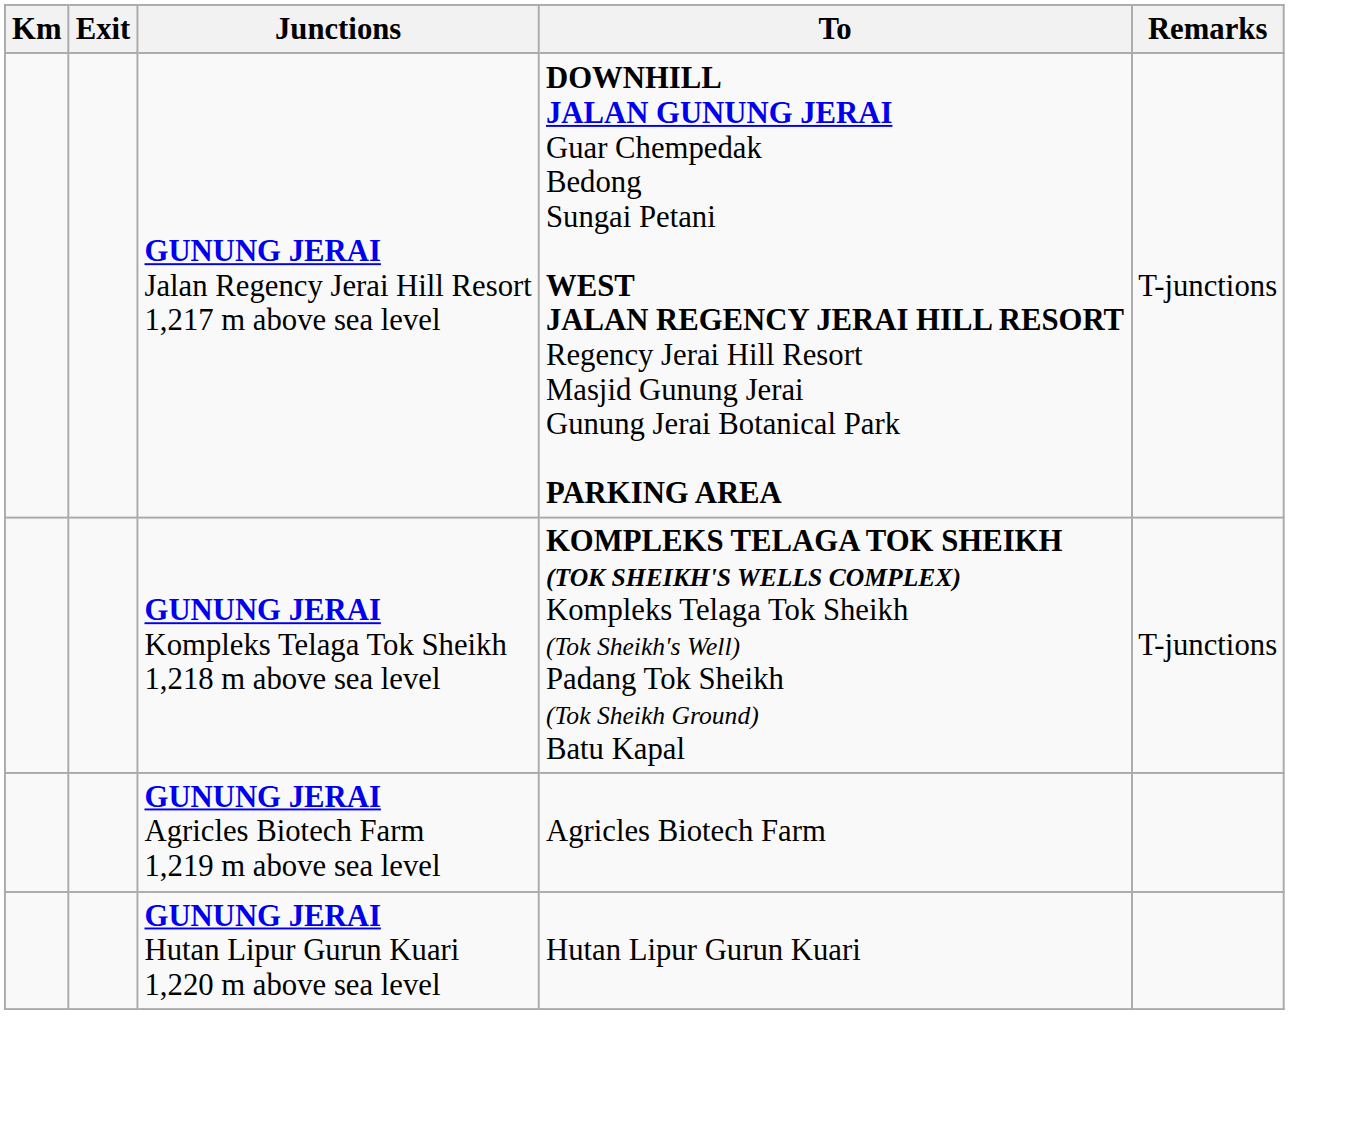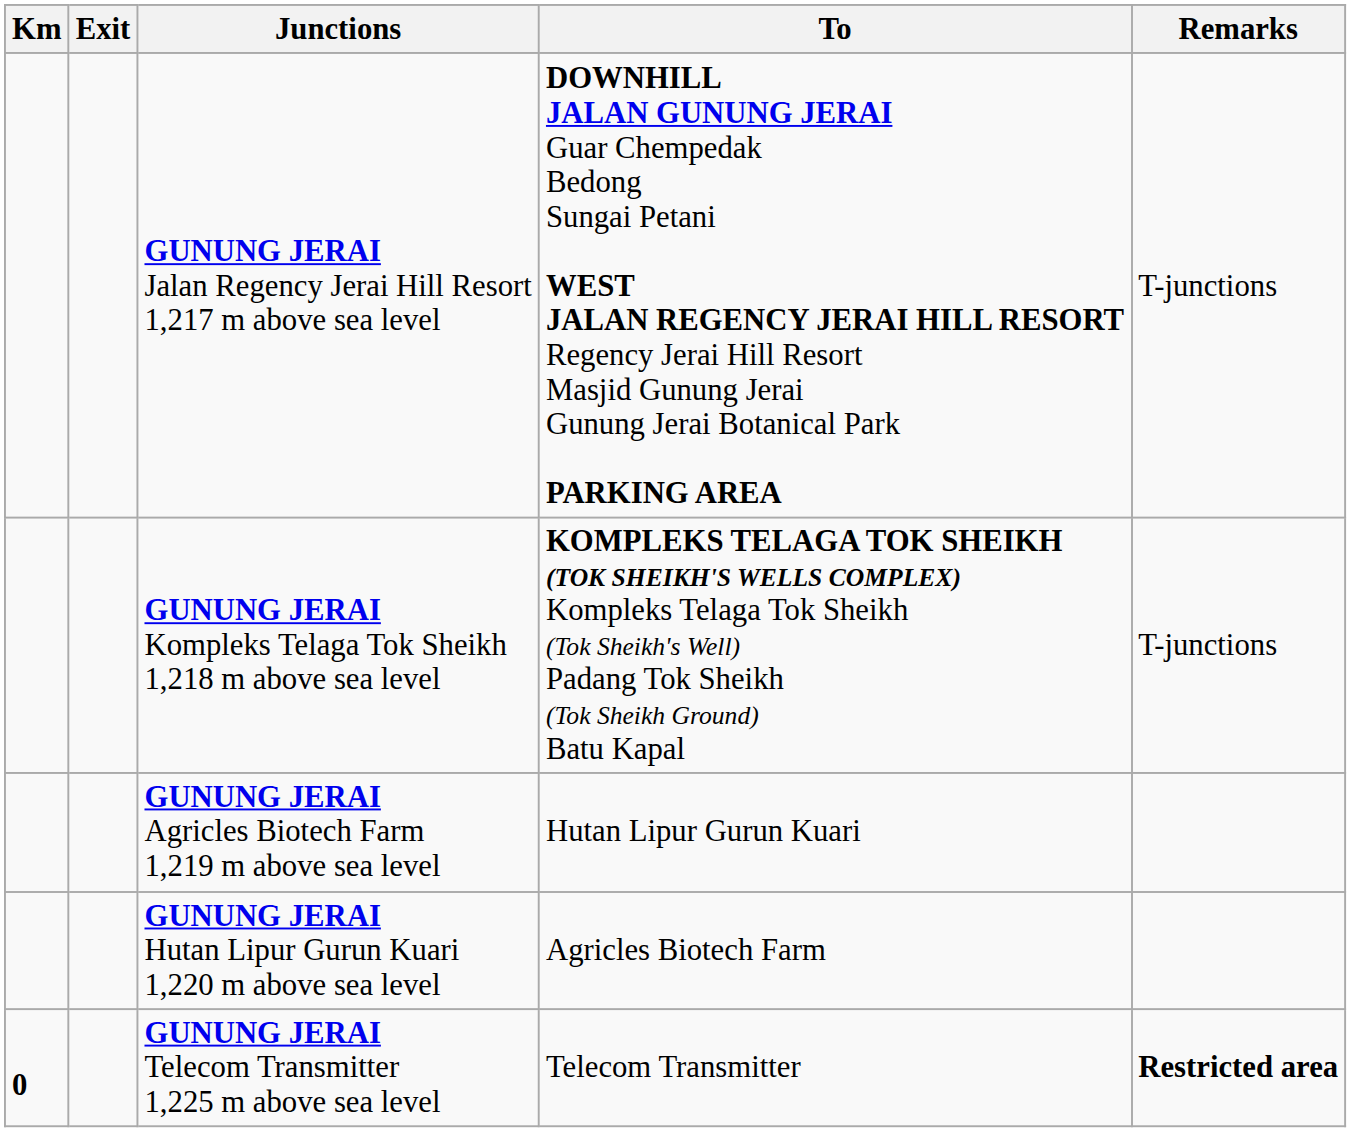(686, 831) Agricles Biotech Farm -> (703, 831) Hutan Lipur Gurun Kuari
(703, 949) Hutan Lipur Gurun Kuari -> (686, 949) Agricles Biotech Farm
+ row: (292, 1067)
